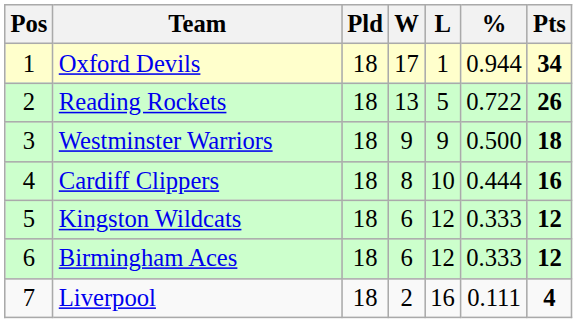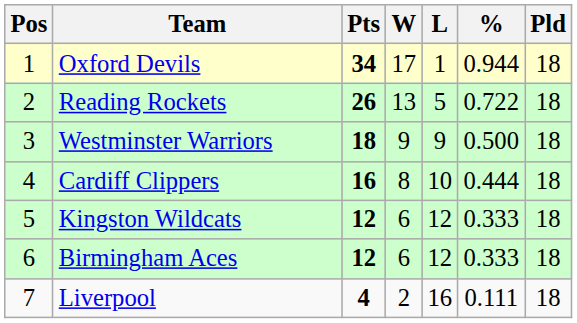columns swapped: (365, 24) <-> (550, 24)
